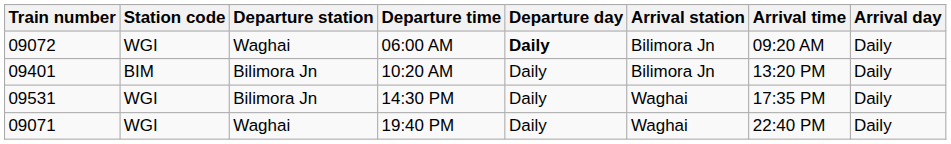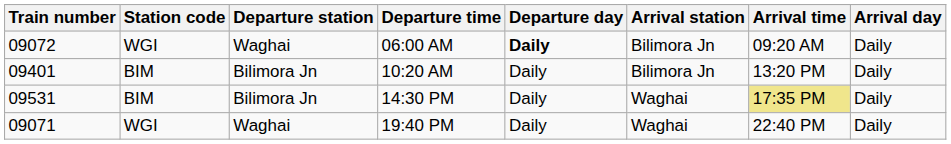(141, 98) WGI -> (139, 98) BIM
(789, 98) no background -> (789, 98) khaki background
